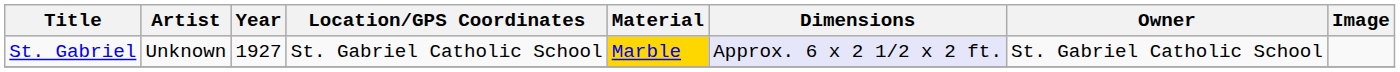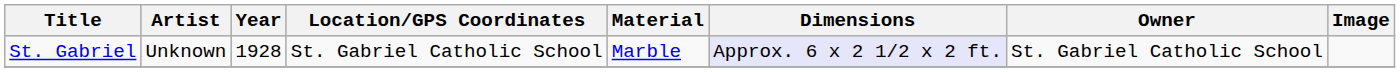(259, 52) 1927 -> (259, 52) 1928
(646, 52) gold background -> (646, 52) no background
